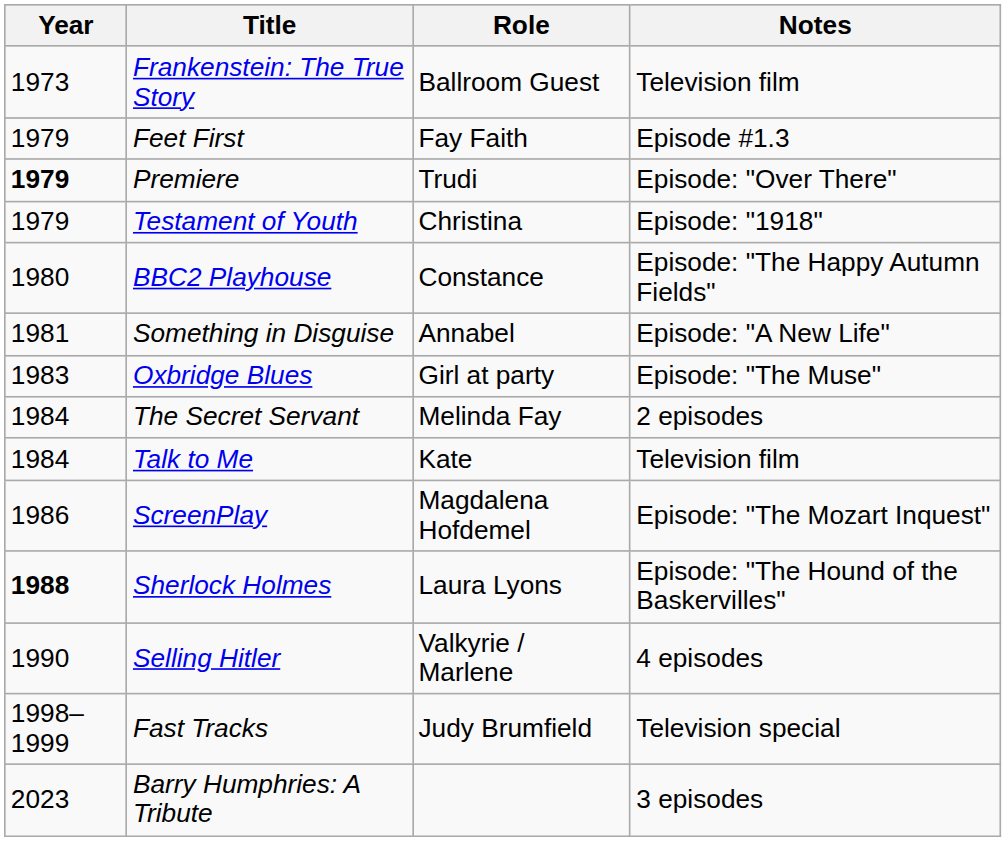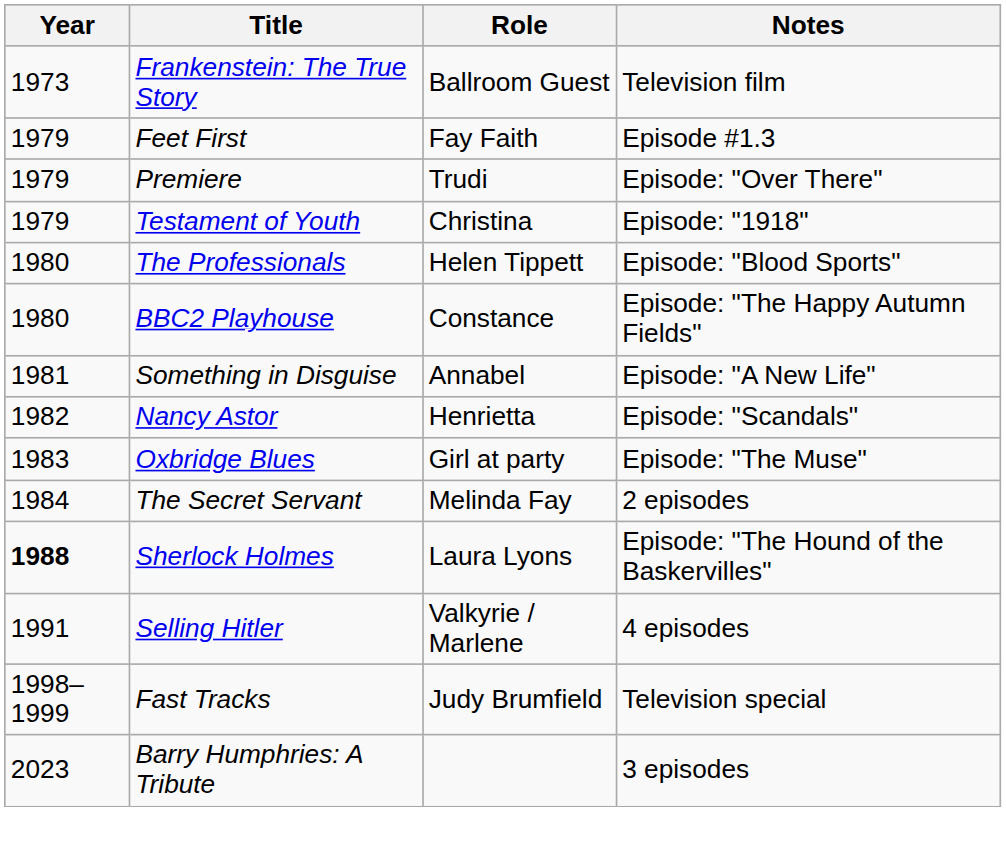(40, 179) bold -> (40, 179) normal
+ row: (240, 262)
+ row: (206, 417)
- row: (193, 458)
- row: (200, 515)
(40, 657) 1990 -> (40, 628) 1991
